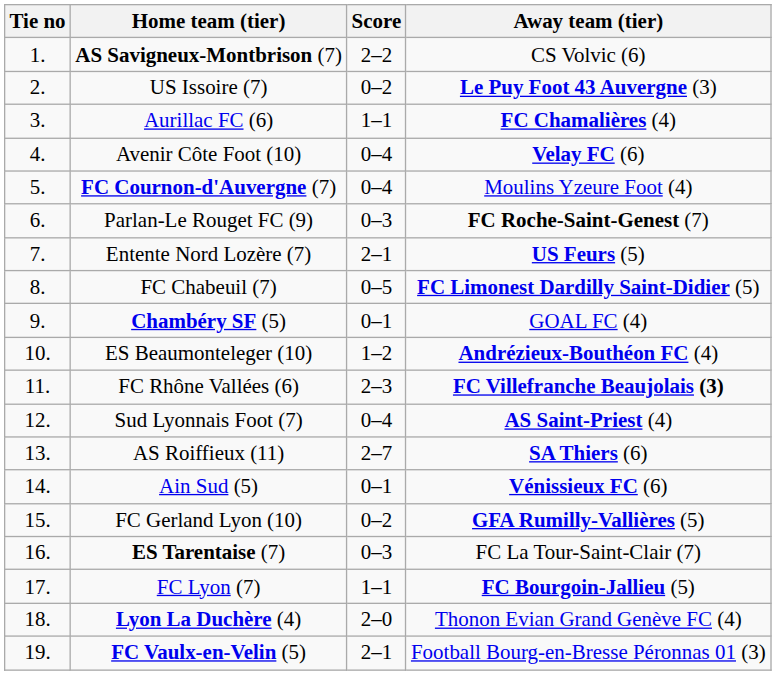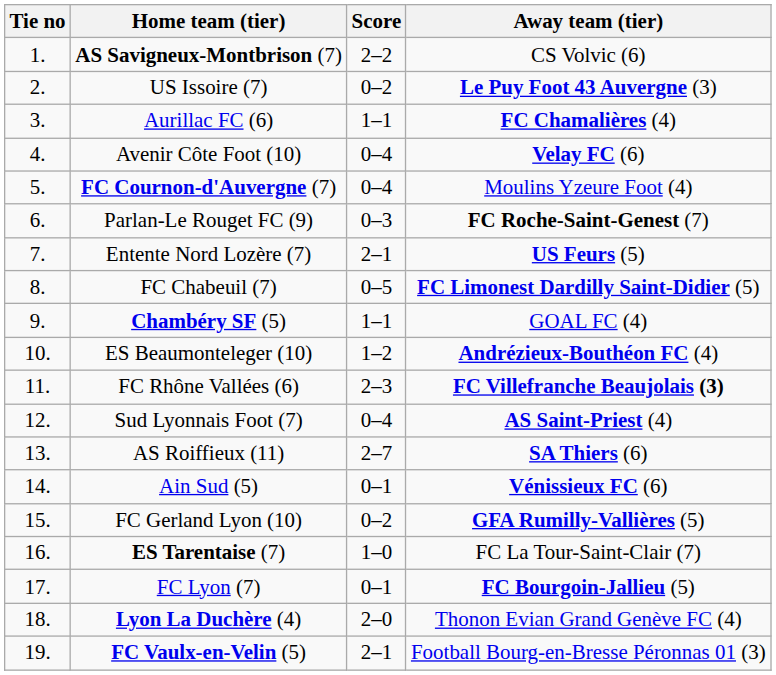(376, 320) 0–1 -> (376, 320) 1–1
(376, 552) 0–3 -> (376, 552) 1–0
(376, 586) 1–1 -> (376, 586) 0–1
